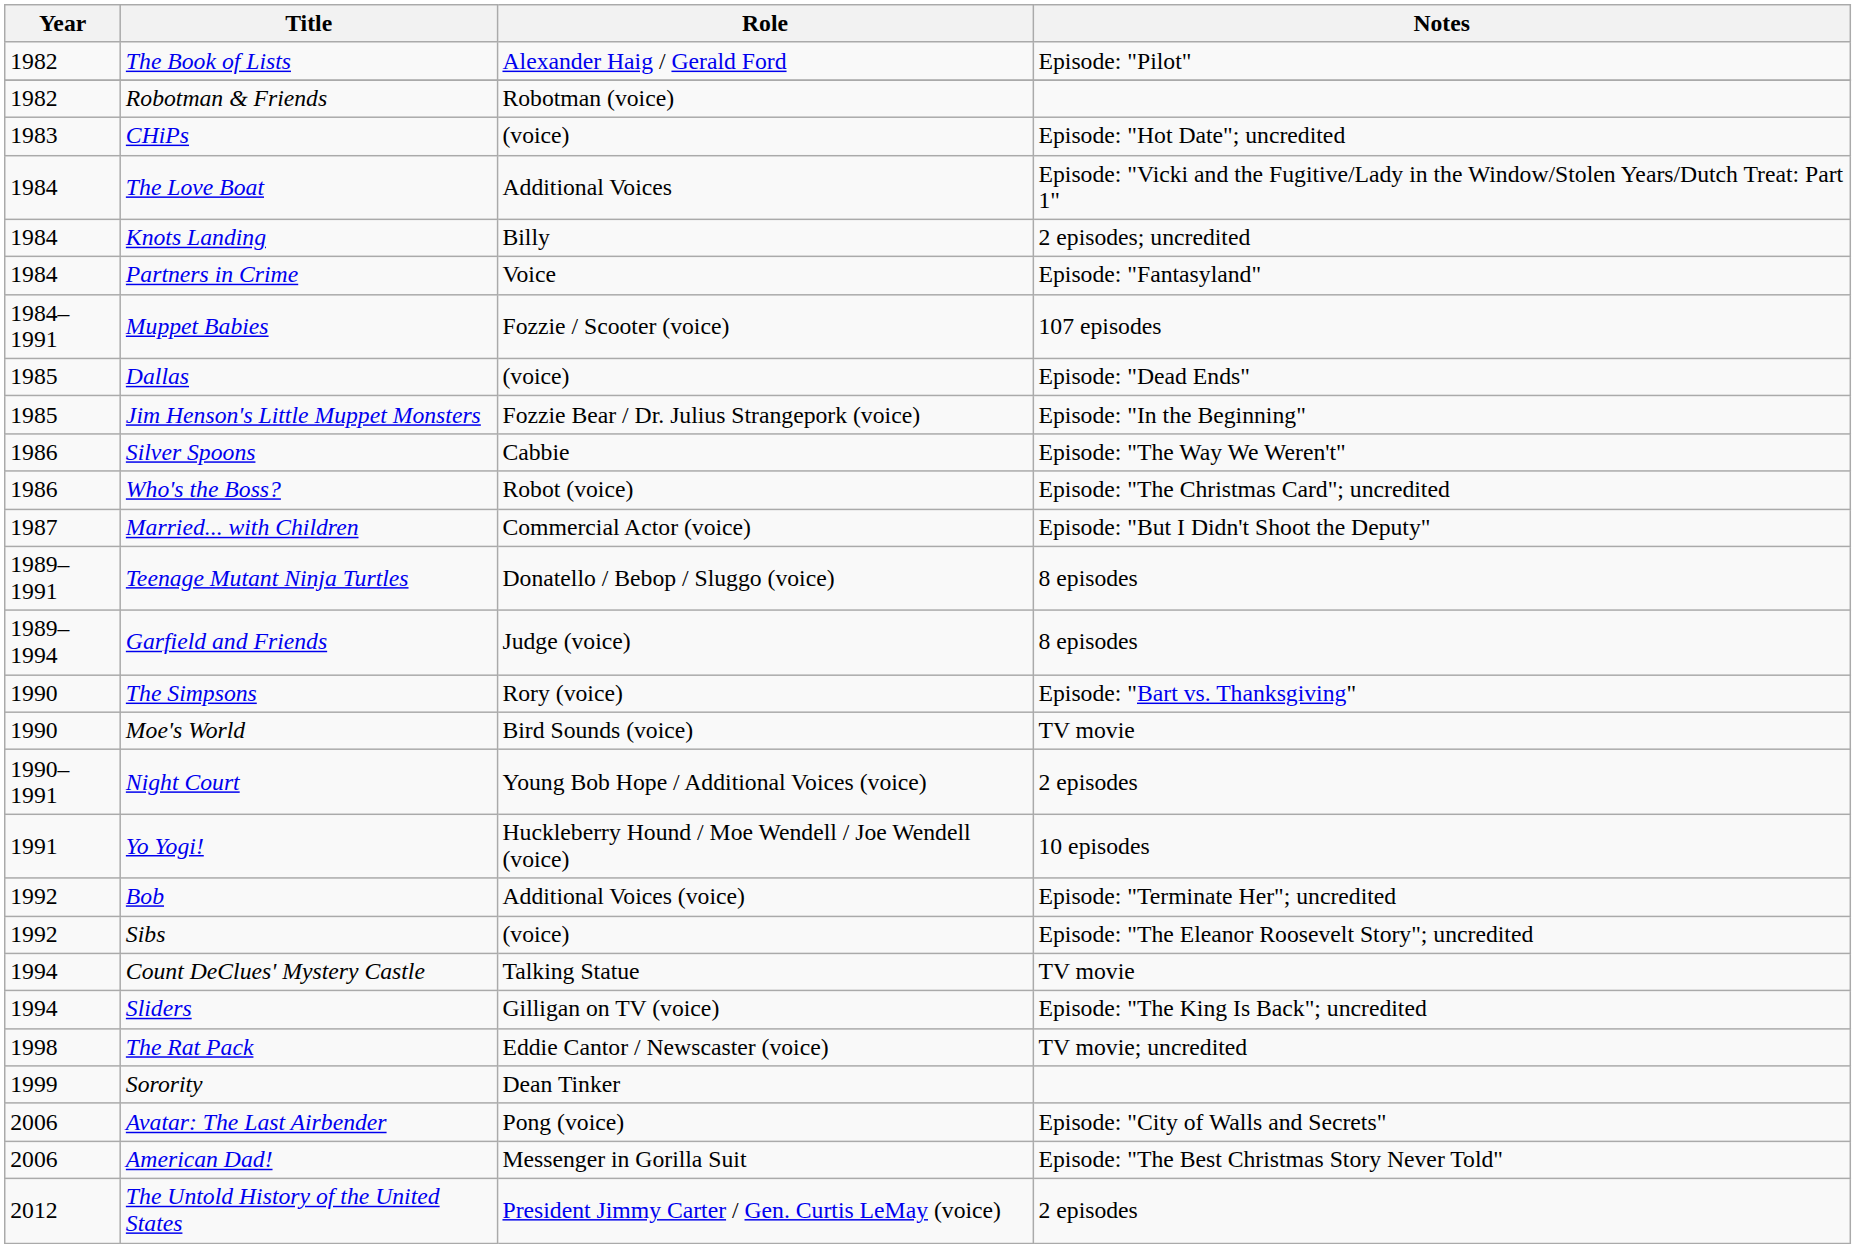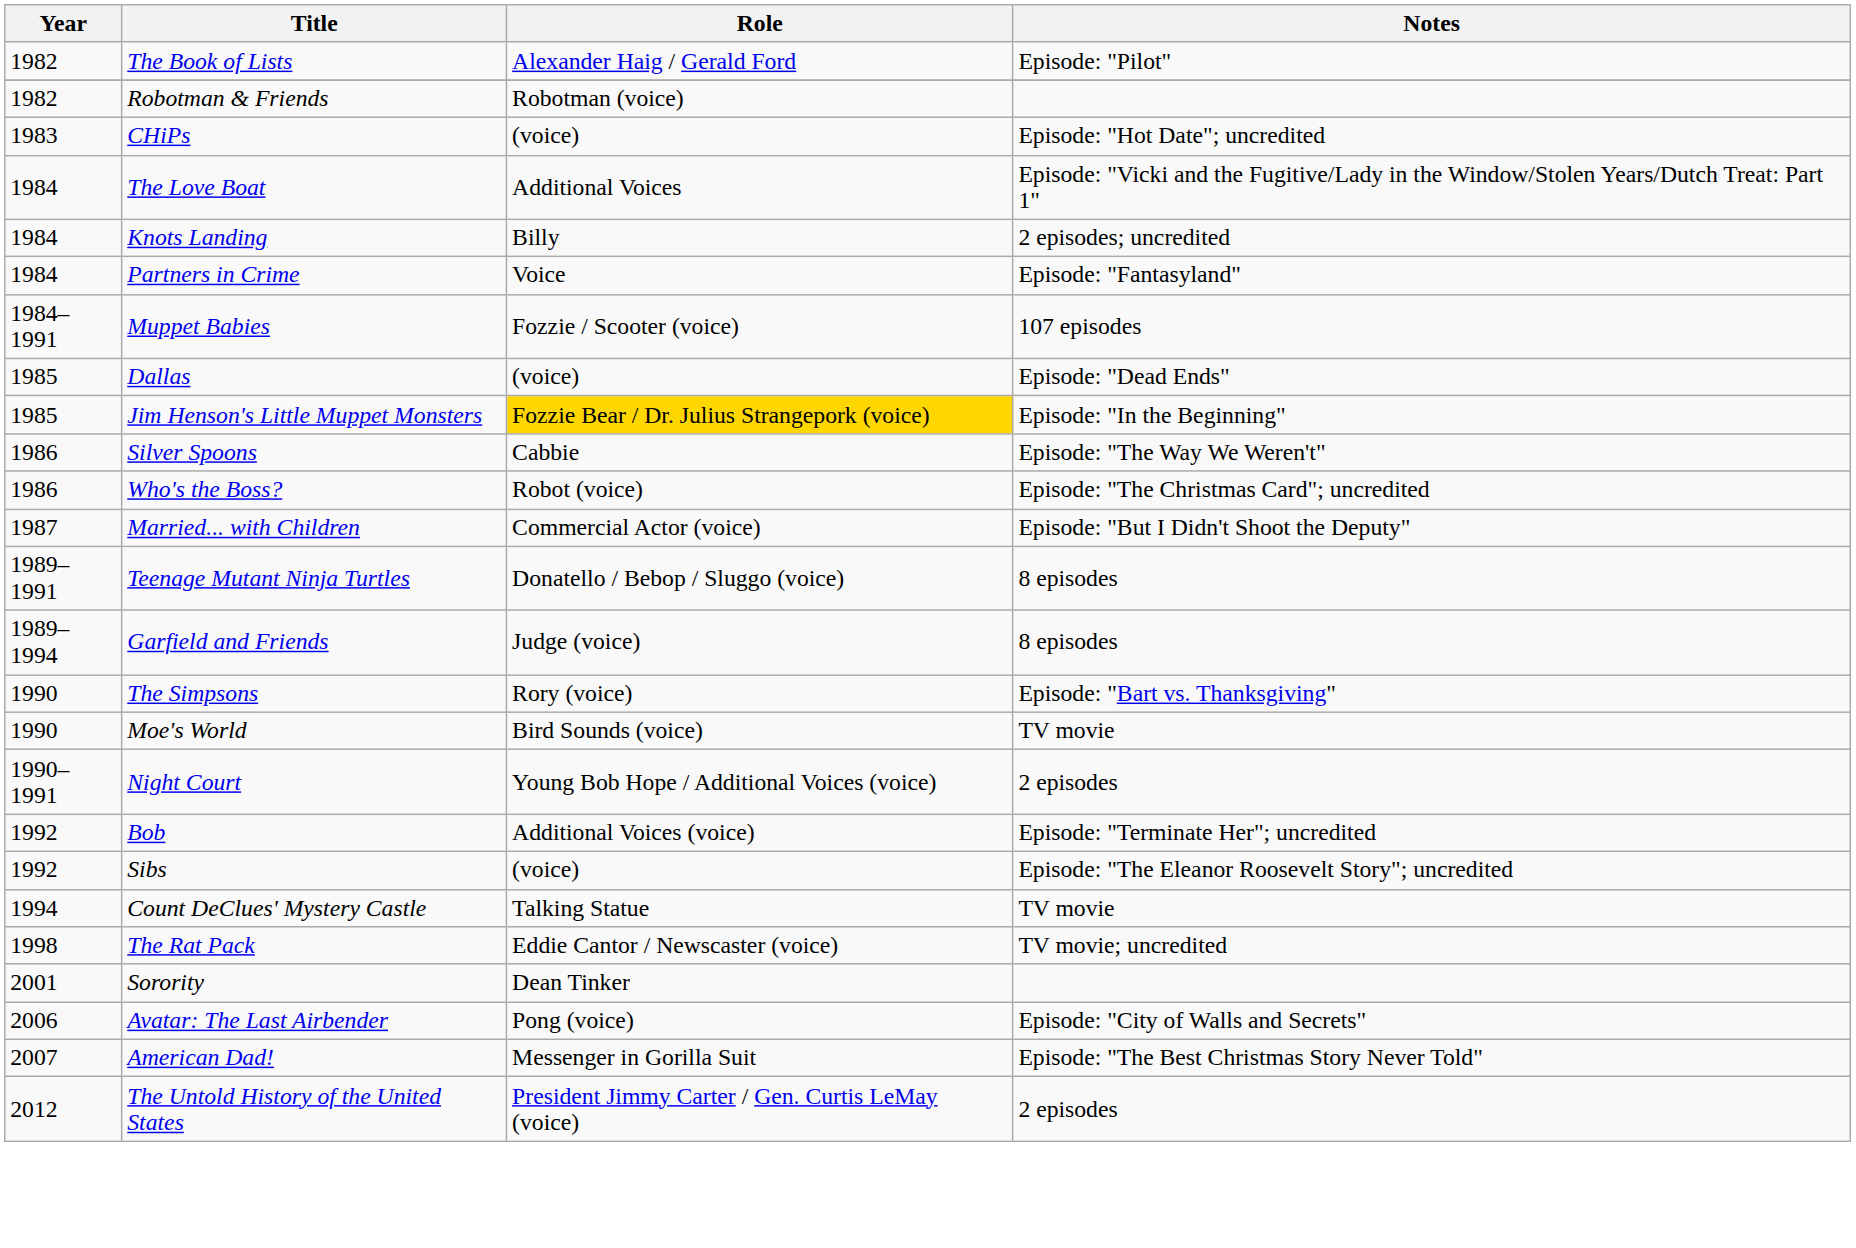(711, 414) no background -> (721, 414) gold background
- row: (165, 845)
- row: (159, 1009)
(34, 1084) 1999 -> (34, 982) 2001
(34, 1159) 2006 -> (34, 1057) 2007
